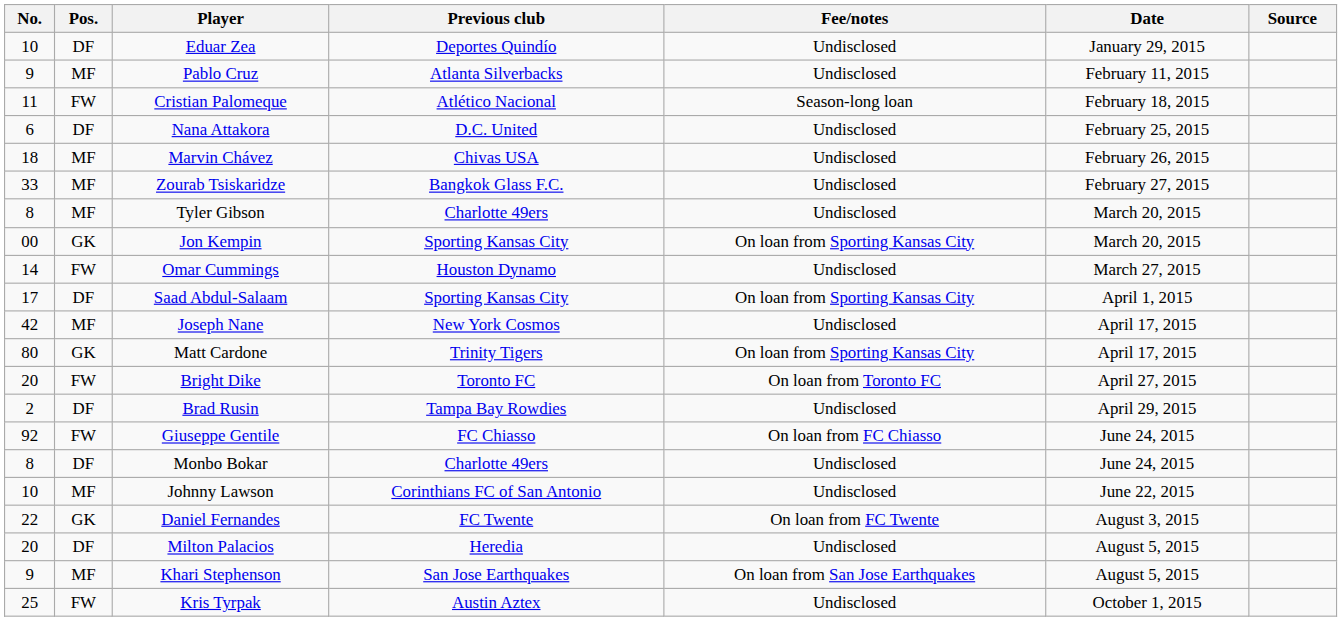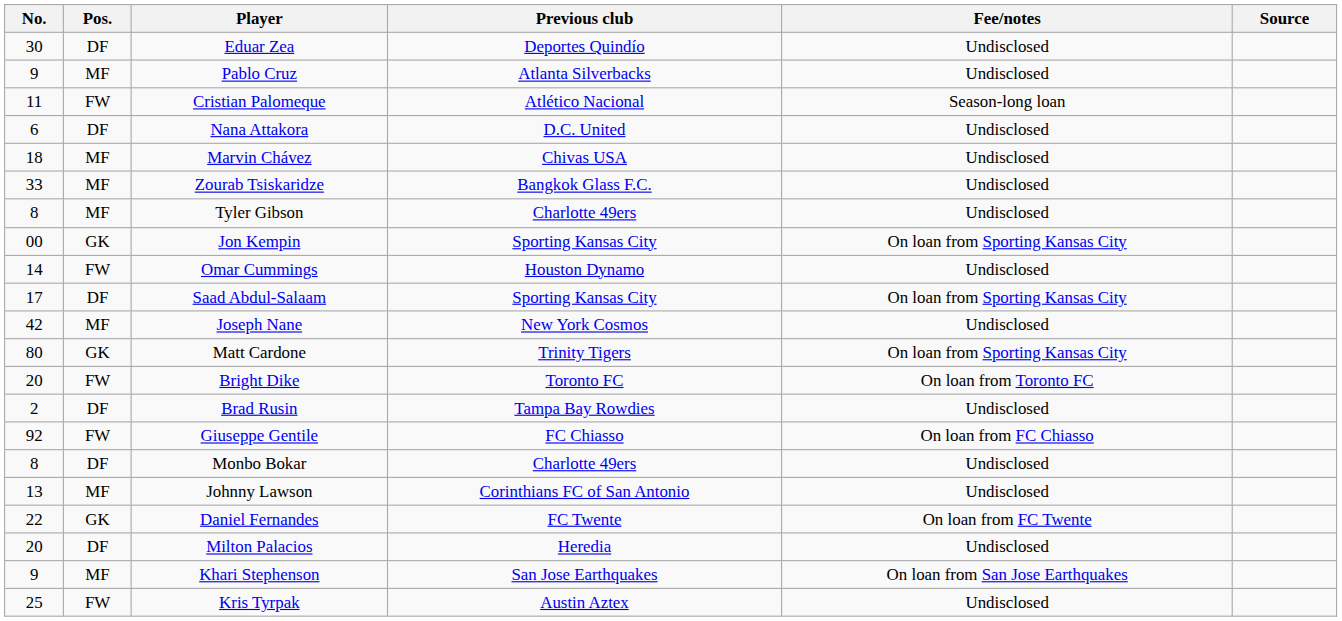- column: (1147, 18)
(30, 46) 10 -> (34, 46) 30
(30, 491) 10 -> (34, 491) 13
